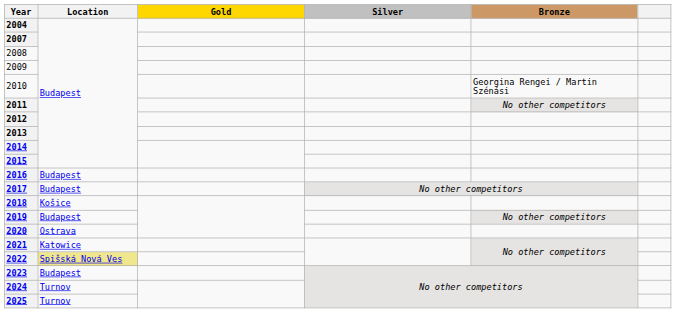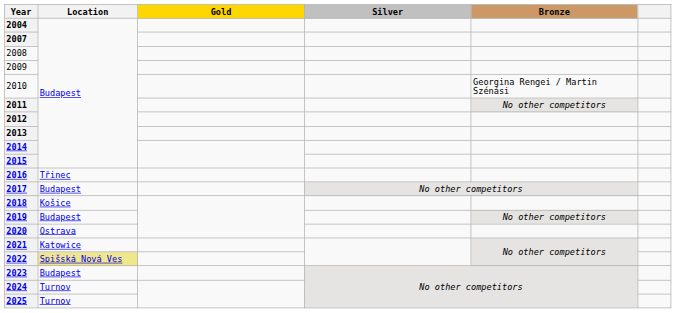(60, 175) Budapest -> (55, 175) Třinec
